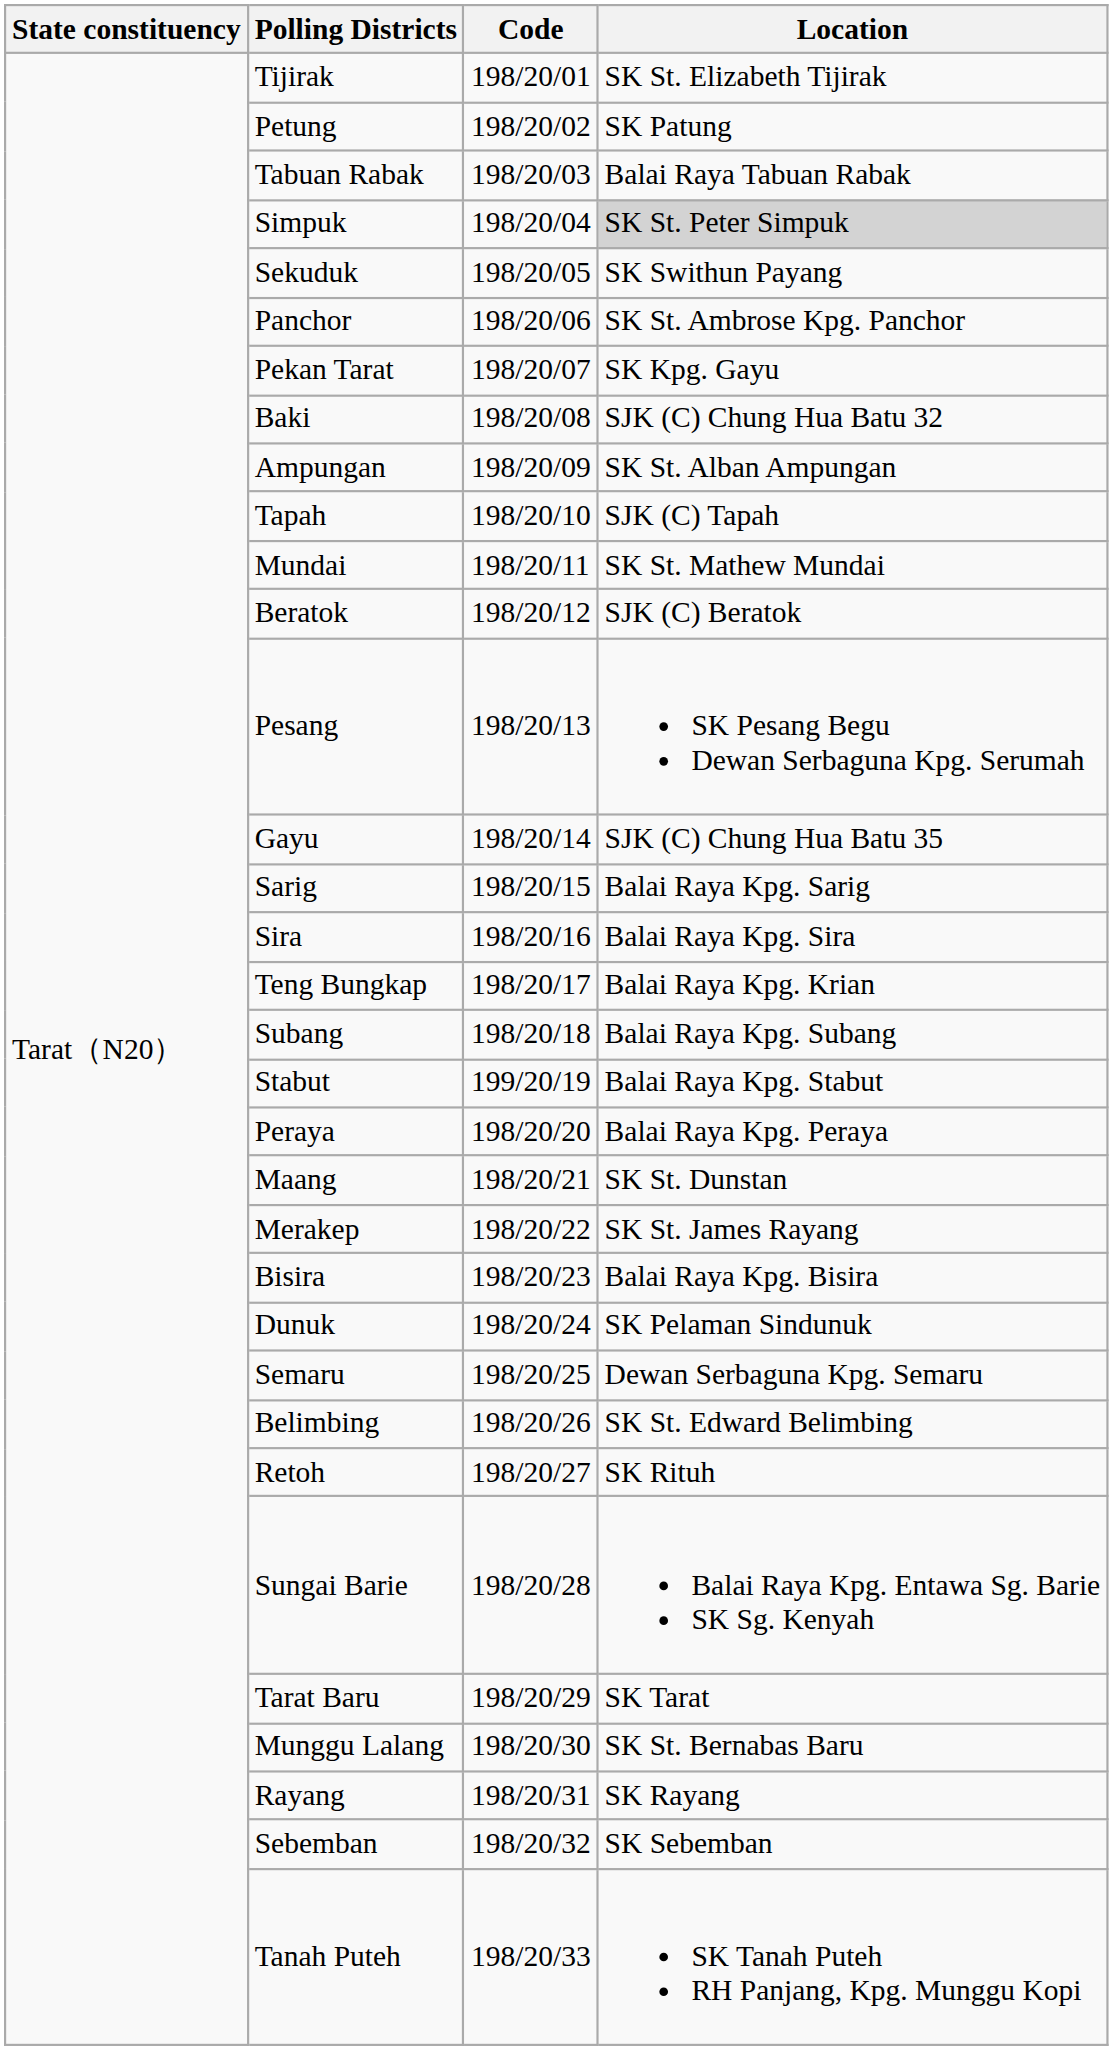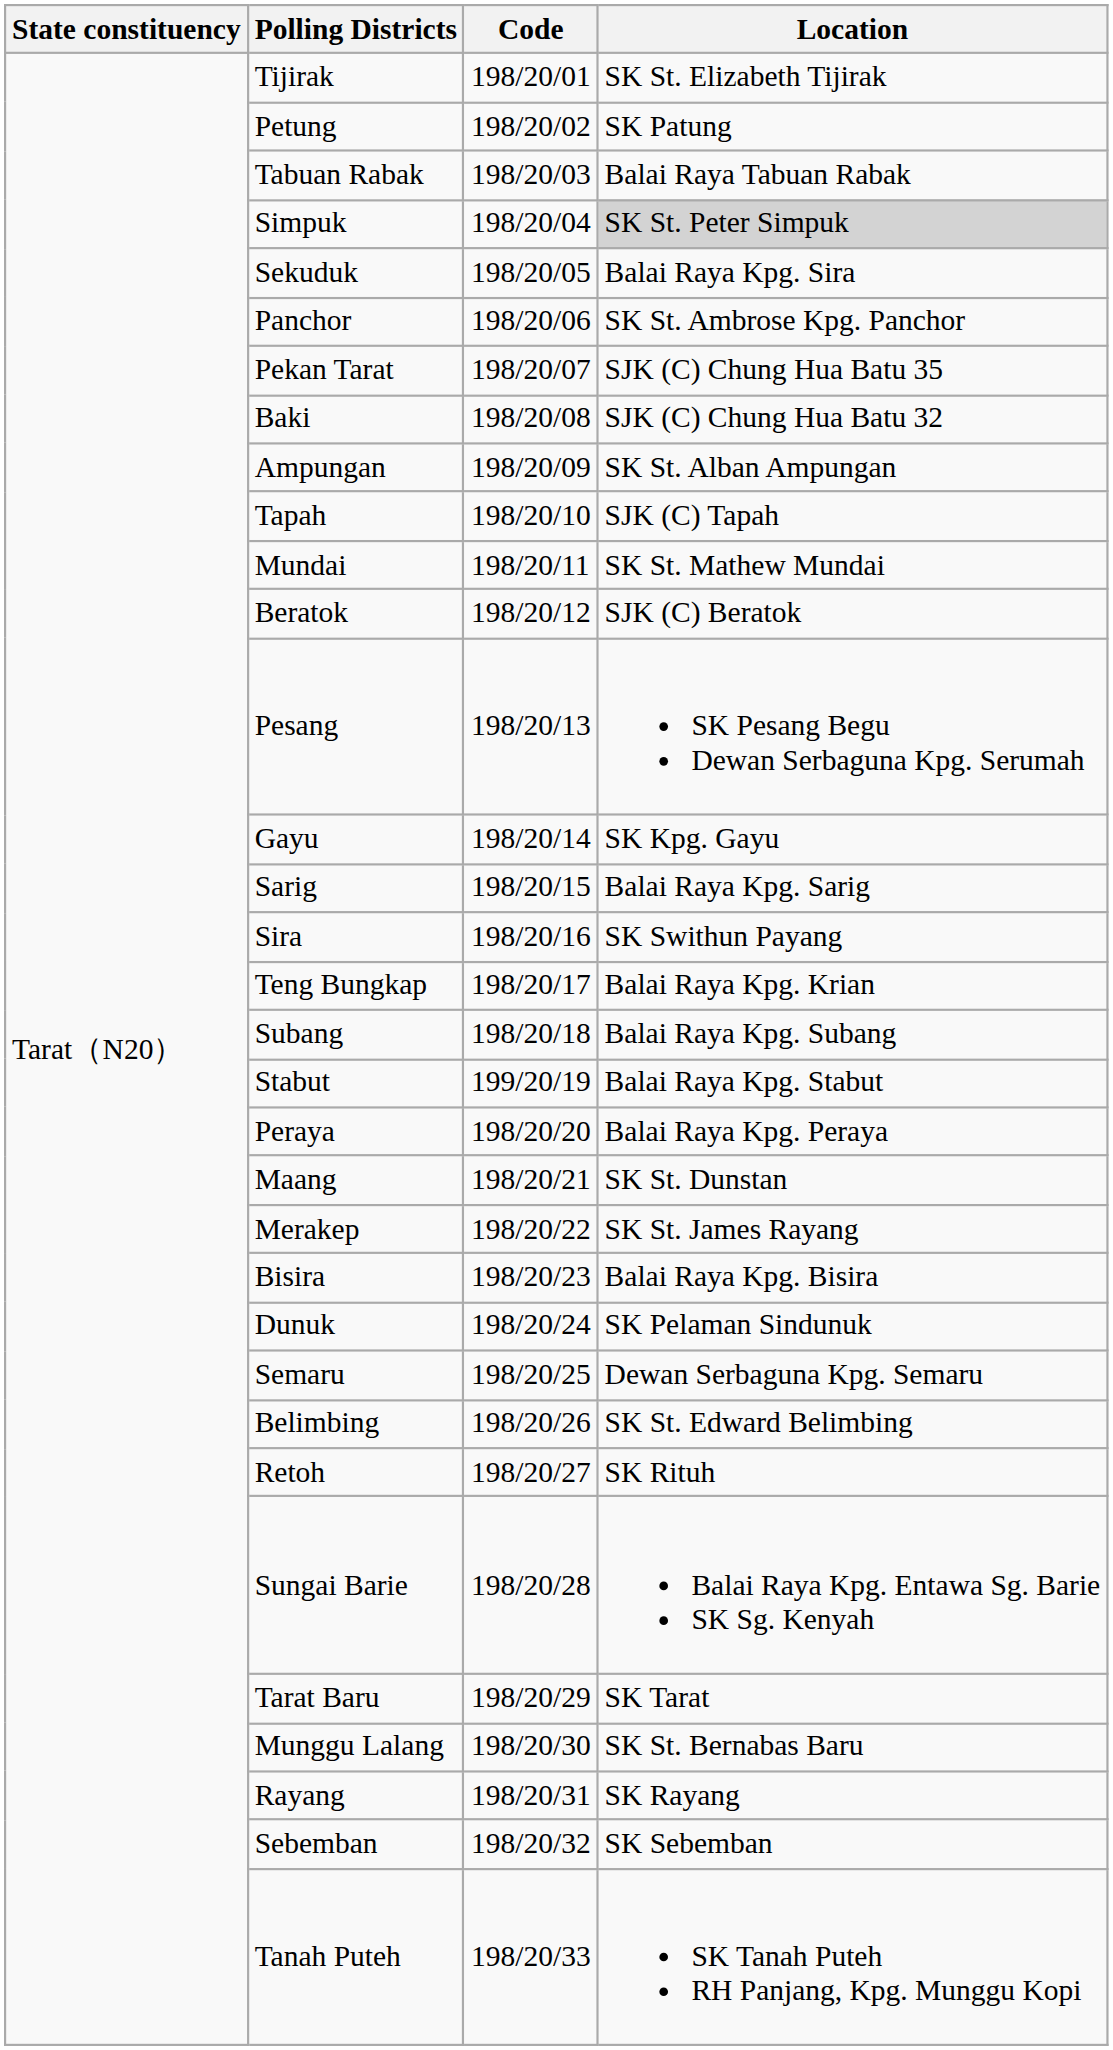(723, 271) SK Swithun Payang -> (730, 271) Balai Raya Kpg. Sira
(692, 369) SK Kpg. Gayu -> (774, 369) SJK (C) Chung Hua Batu 35
(774, 838) SJK (C) Chung Hua Batu 35 -> (692, 838) SK Kpg. Gayu
(730, 935) Balai Raya Kpg. Sira -> (723, 935) SK Swithun Payang
